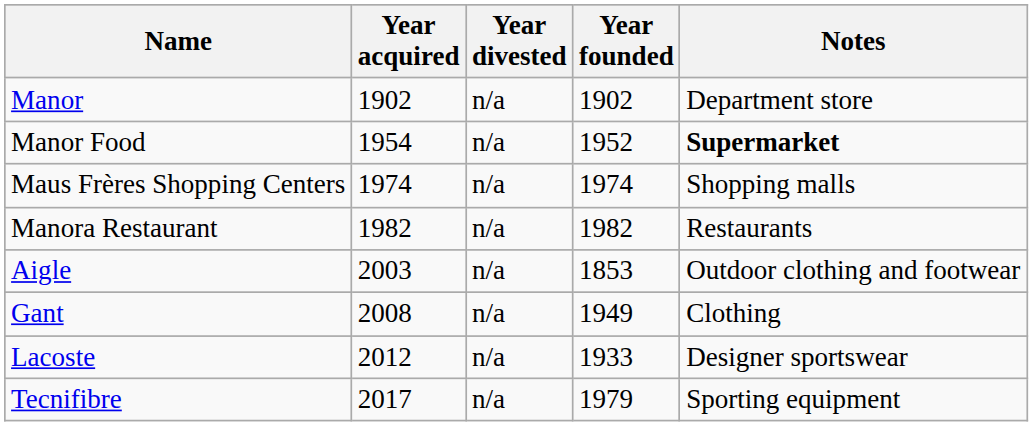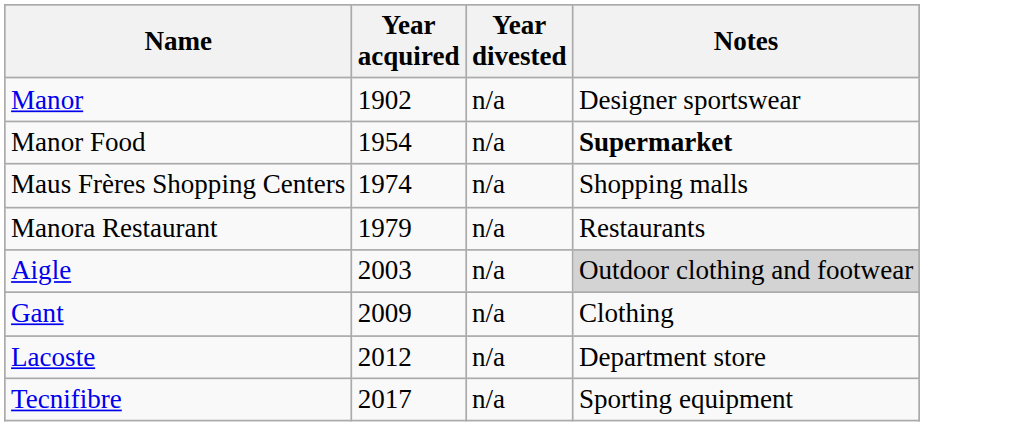- column: (626, 41)
(780, 99) Department store -> (690, 99) Designer sportswear
(385, 227) 1982 -> (385, 227) 1979
(853, 270) no background -> (746, 270) lightgrey background
(385, 313) 2008 -> (385, 313) 2009
(797, 356) Designer sportswear -> (672, 356) Department store
